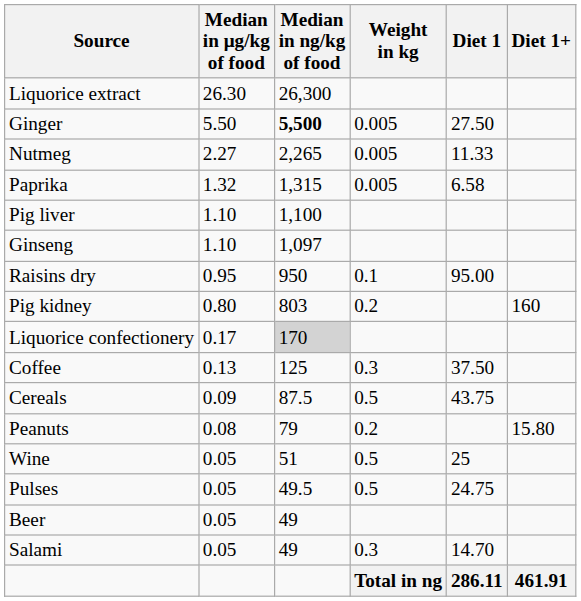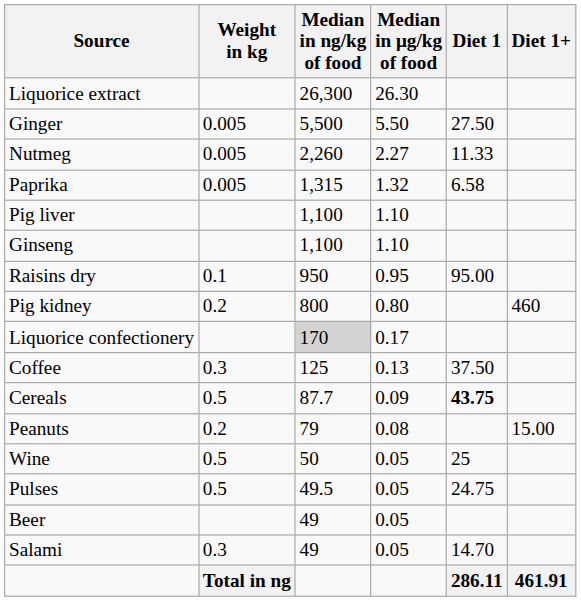columns swapped: (236, 41) <-> (398, 41)
(300, 123) bold -> (321, 123) normal
(300, 154) 2,265 -> (321, 154) 2,260
(300, 245) 1,097 -> (321, 245) 1,100
(293, 306) 803 -> (314, 306) 800
(526, 306) 160 -> (526, 306) 460
(295, 397) 87.5 -> (316, 397) 87.7
(473, 397) normal -> (473, 397) bold
(533, 428) 15.80 -> (533, 428) 15.00
(288, 458) 51 -> (309, 458) 50
